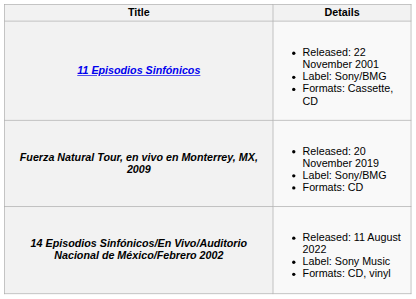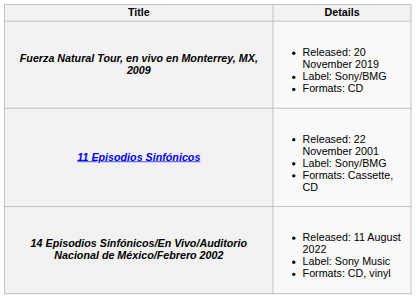rows swapped: (139, 70) <-> (139, 163)
